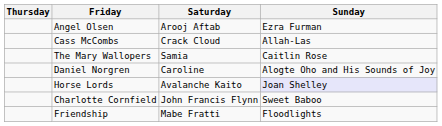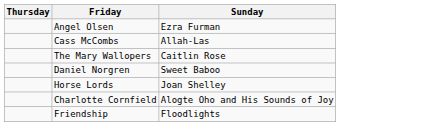- column: (209, 12)
(349, 70) Alogte Oho and His Sounds of Joy -> (191, 70) Sweet Baboo
(295, 85) lavender background -> (193, 85) no background
(292, 99) Sweet Baboo -> (247, 99) Alogte Oho and His Sounds of Joy
